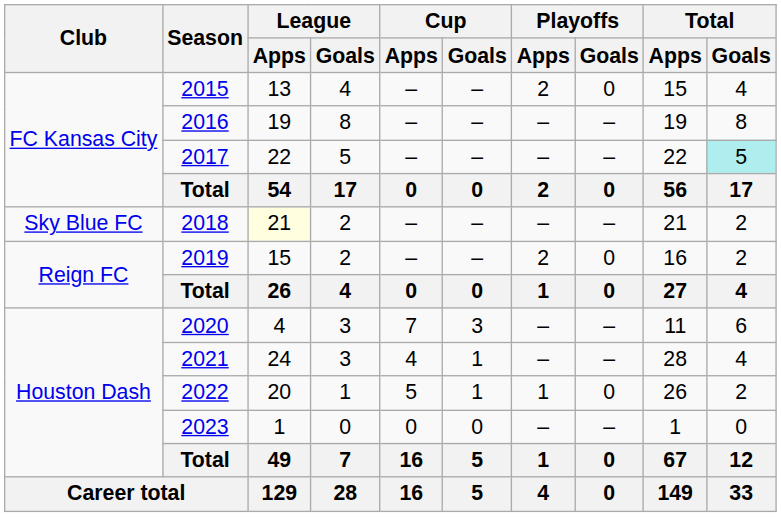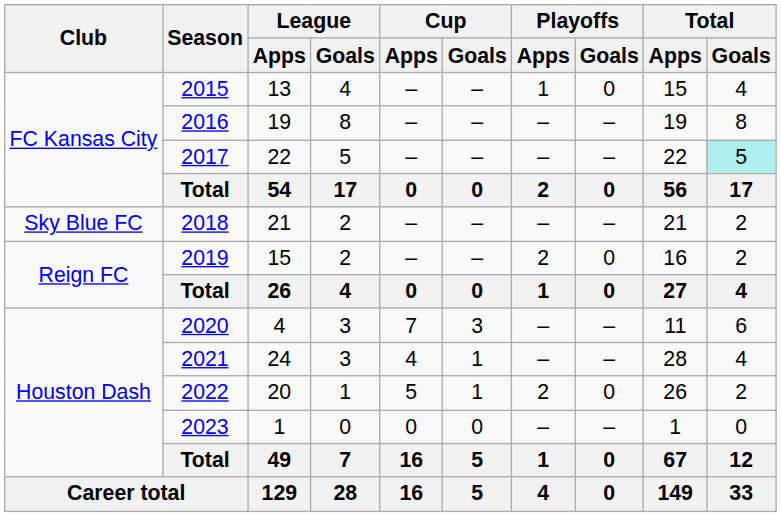(543, 88) 2 -> (543, 88) 1
(279, 223) lightyellow background -> (279, 223) no background
(543, 392) 1 -> (543, 392) 2
